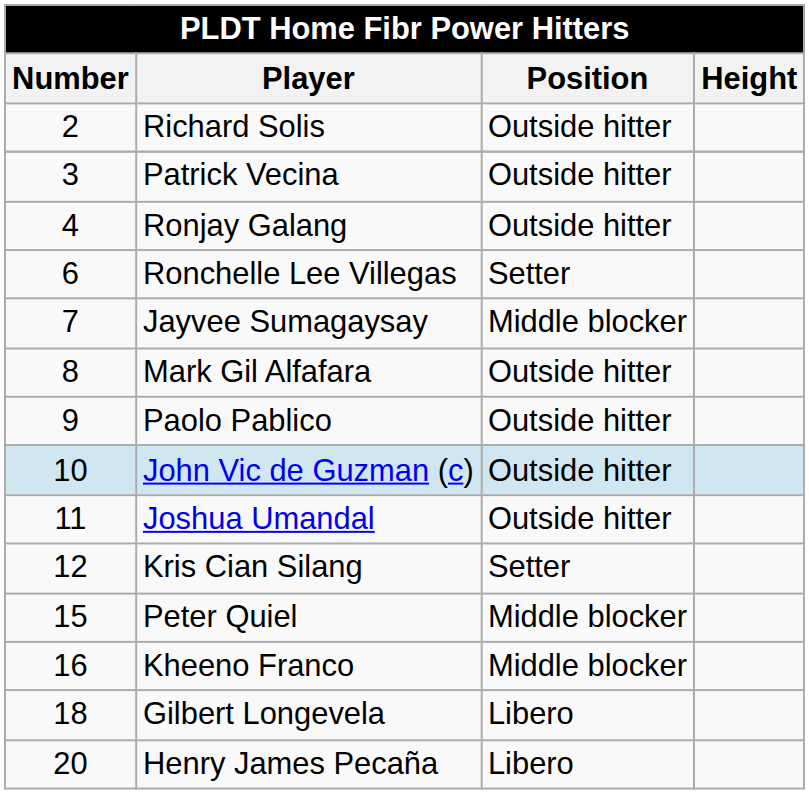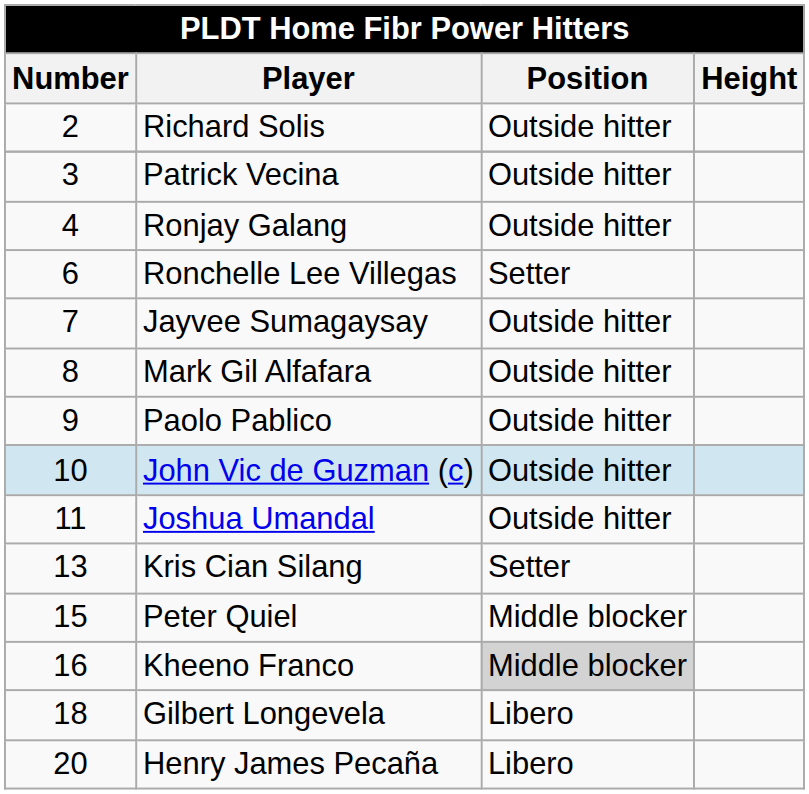(587, 322) Middle blocker -> (580, 322) Outside hitter
(70, 567) 12 -> (70, 567) 13
(587, 665) no background -> (587, 665) lightgrey background
